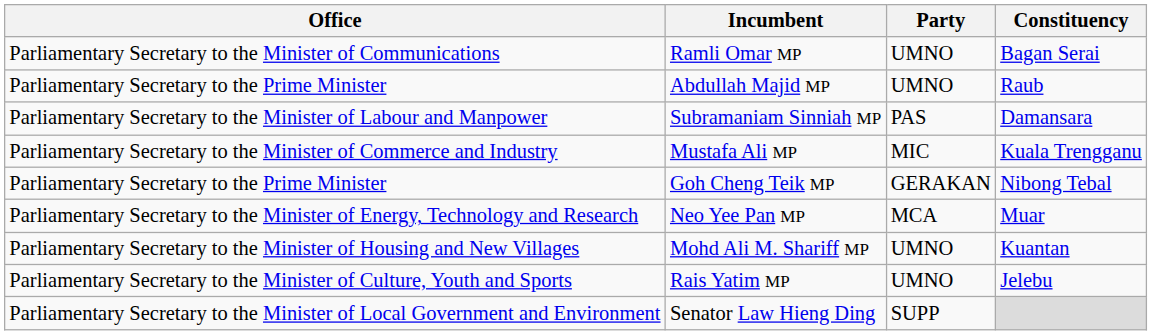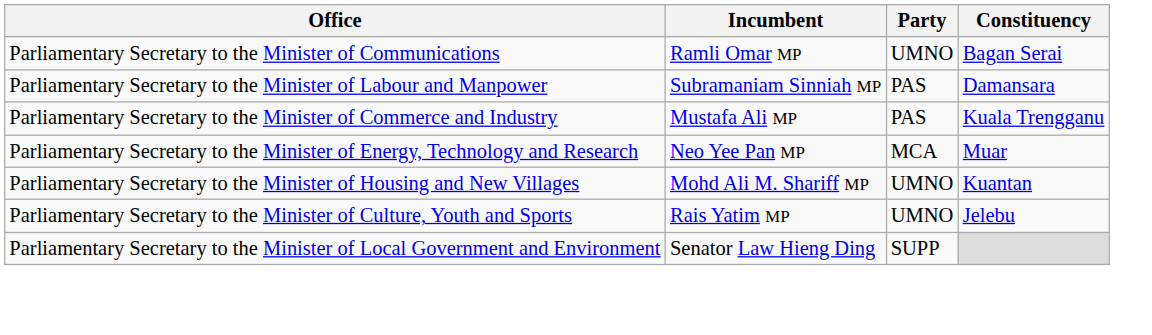- row: (750, 85)
(910, 150) MIC -> (909, 118) PAS
- row: (752, 183)
